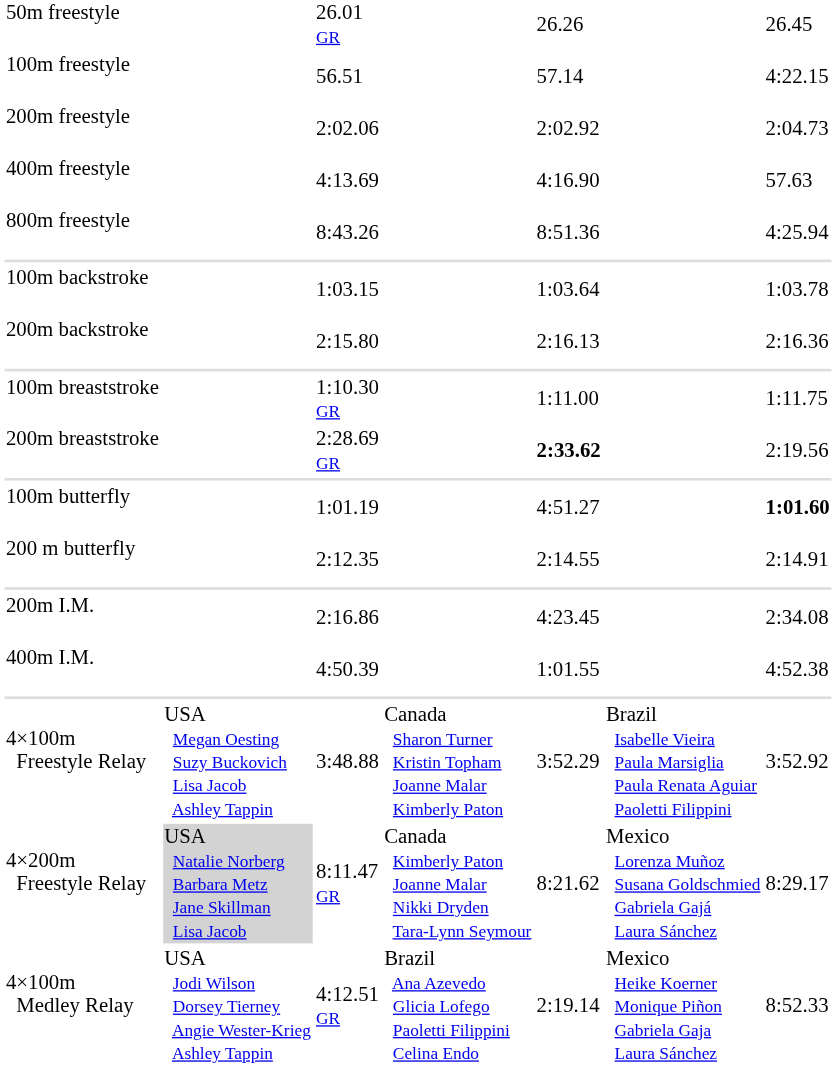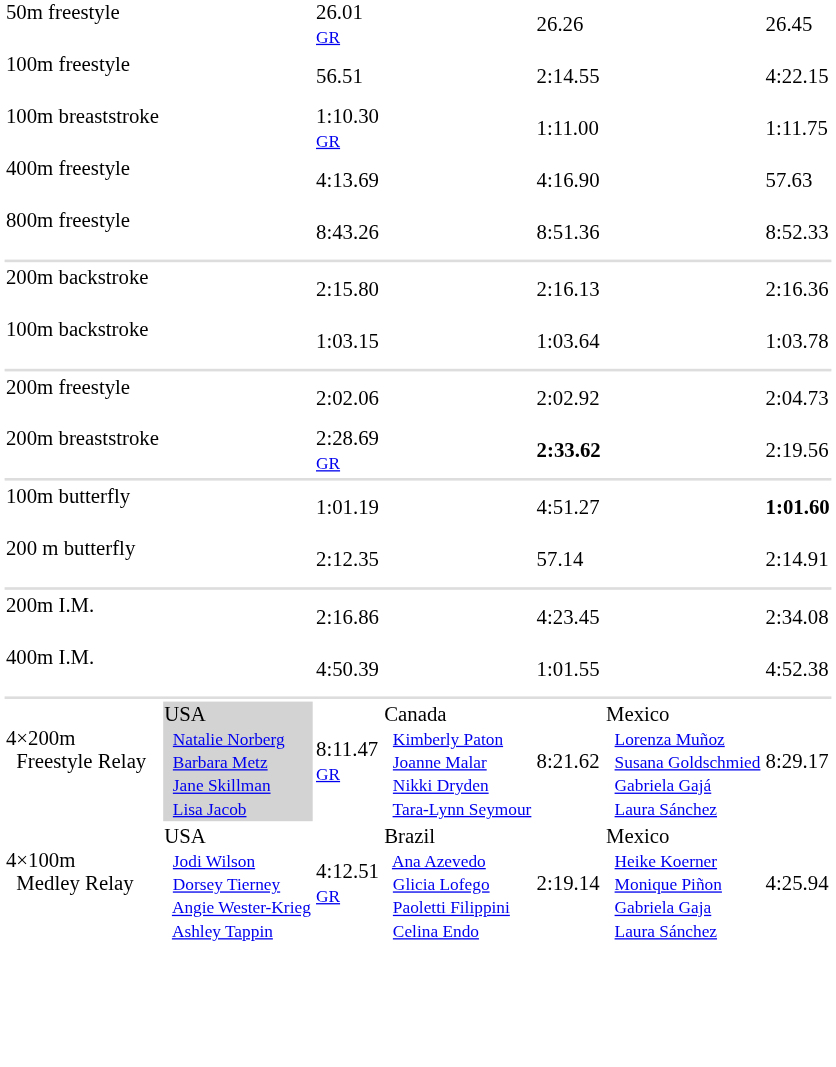(560, 76) 57.14 -> (568, 76) 2:14.55
rows swapped: (68, 128) <-> (82, 398)
(797, 232) 4:25.94 -> (797, 232) 8:52.33
rows swapped: (77, 289) <-> (77, 341)
(568, 559) 2:14.55 -> (560, 559) 57.14
- row: (76, 761)
(797, 1005) 8:52.33 -> (797, 883) 4:25.94
